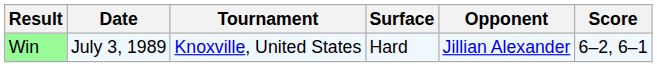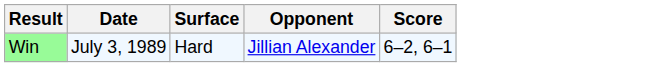- column: (268, 18)
